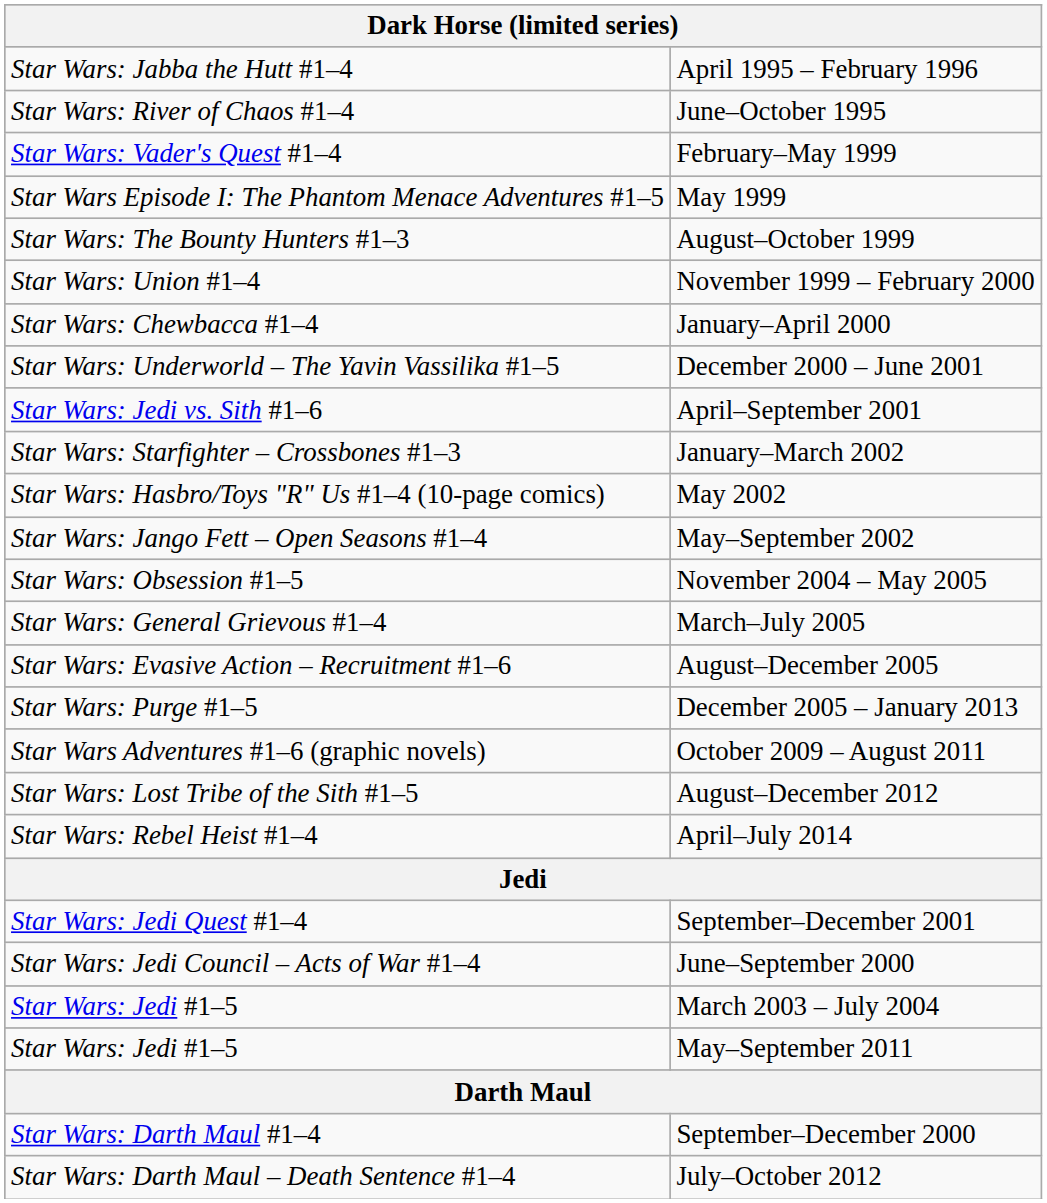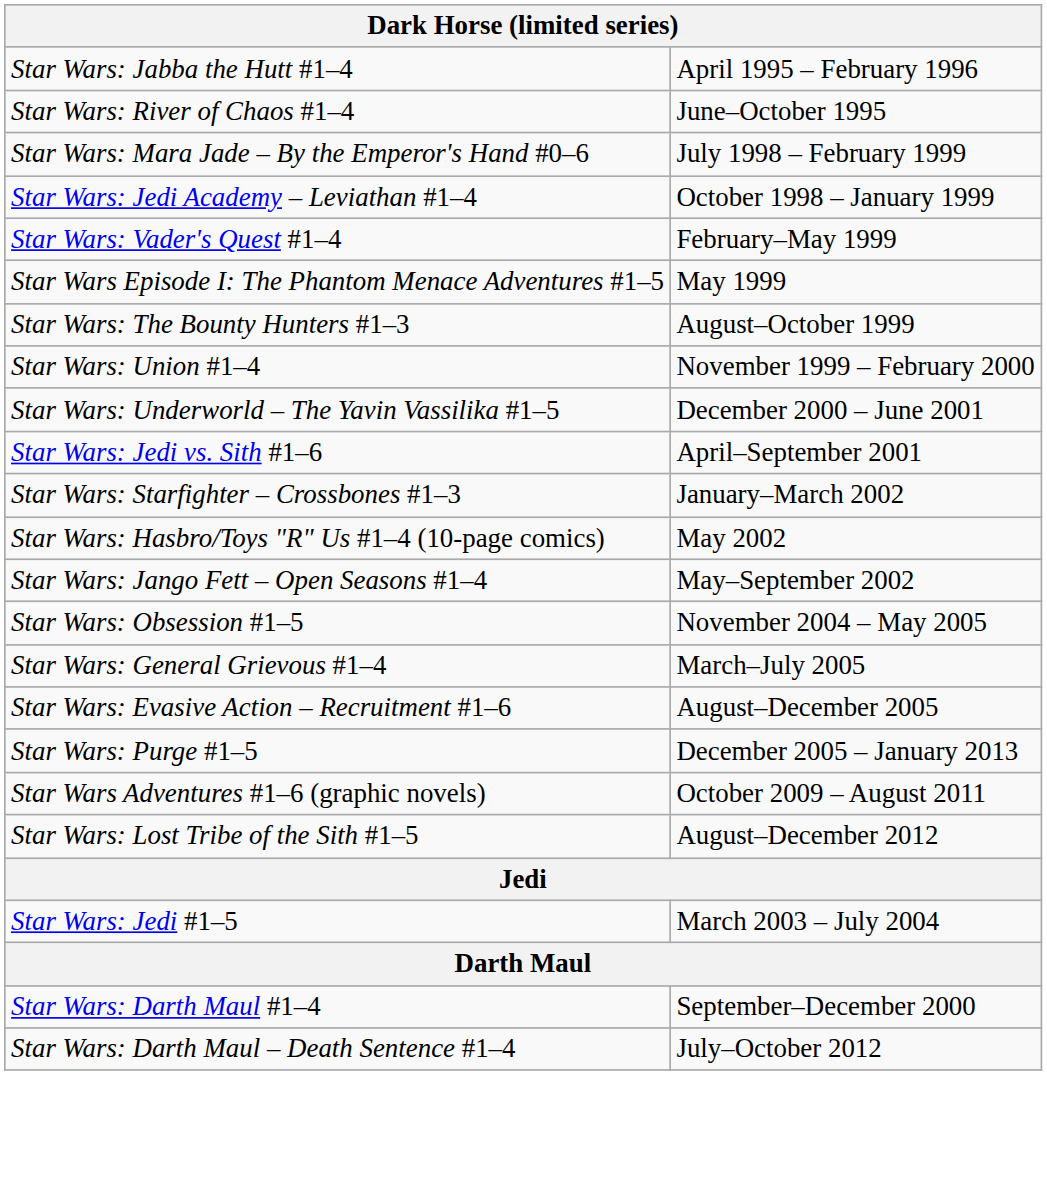+ row: (821, 153)
+ row: (835, 196)
- row: (784, 324)
- row: (764, 835)
- row: (826, 921)
- row: (795, 963)
- row: (795, 1048)
